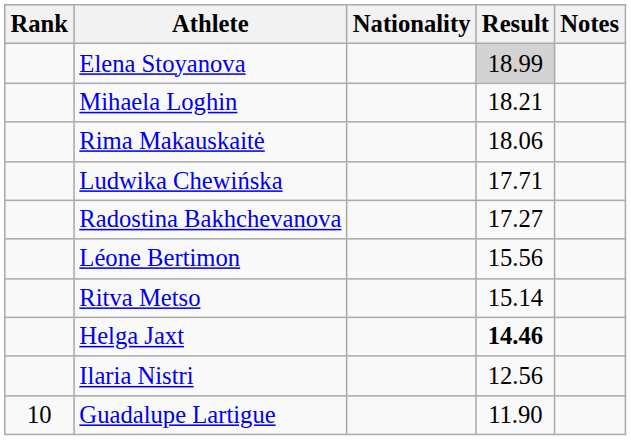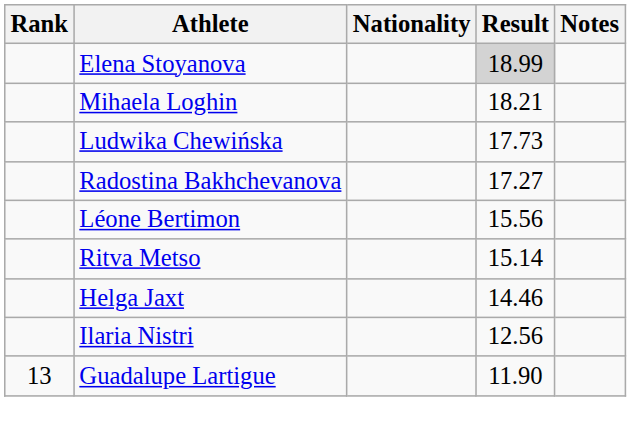- row: (172, 141)
(515, 180) 17.71 -> (515, 141) 17.73
(515, 336) bold -> (515, 297) normal
(39, 414) 10 -> (39, 375) 13
